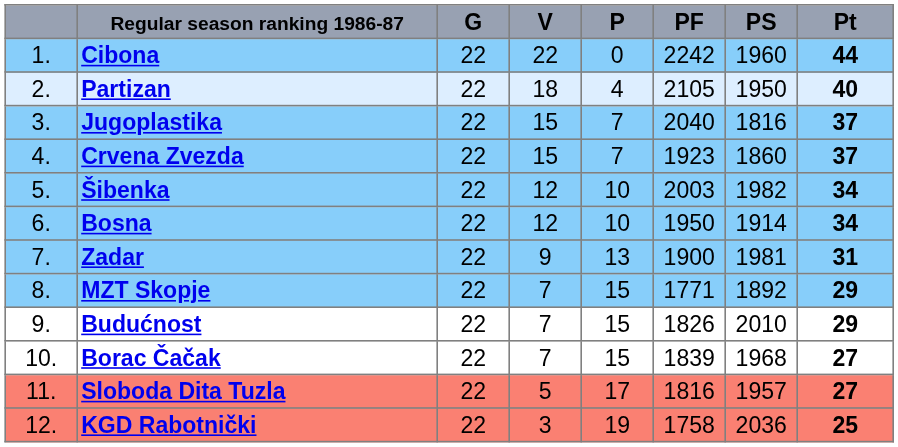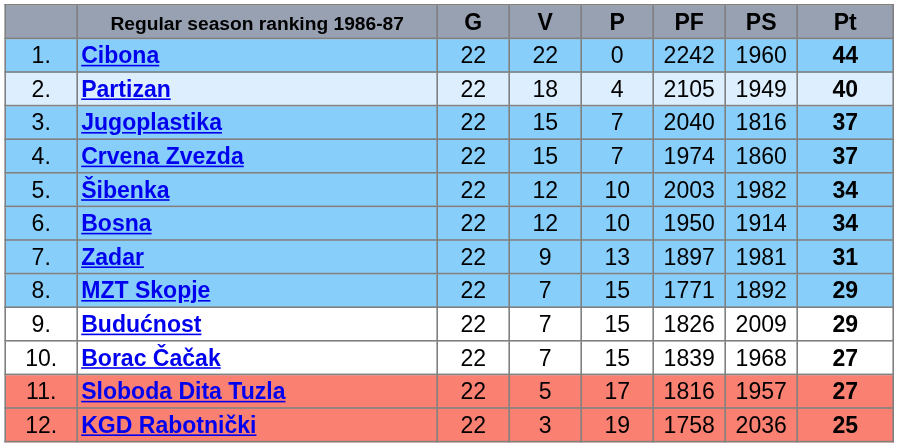(761, 89) 1950 -> (761, 89) 1949
(689, 156) 1923 -> (689, 156) 1974
(689, 257) 1900 -> (689, 257) 1897
(761, 324) 2010 -> (761, 324) 2009
